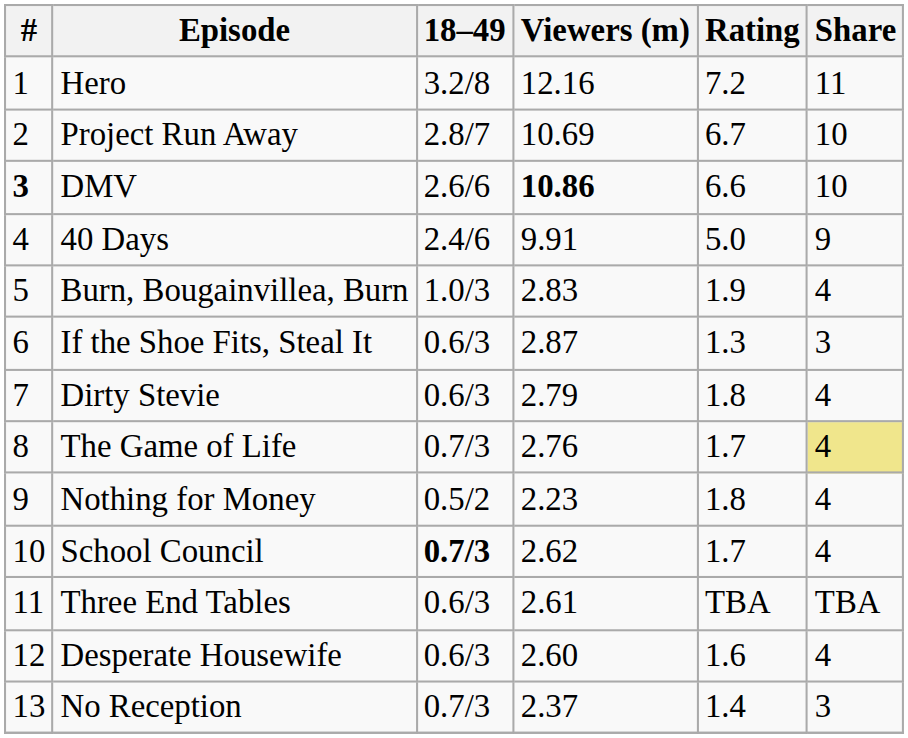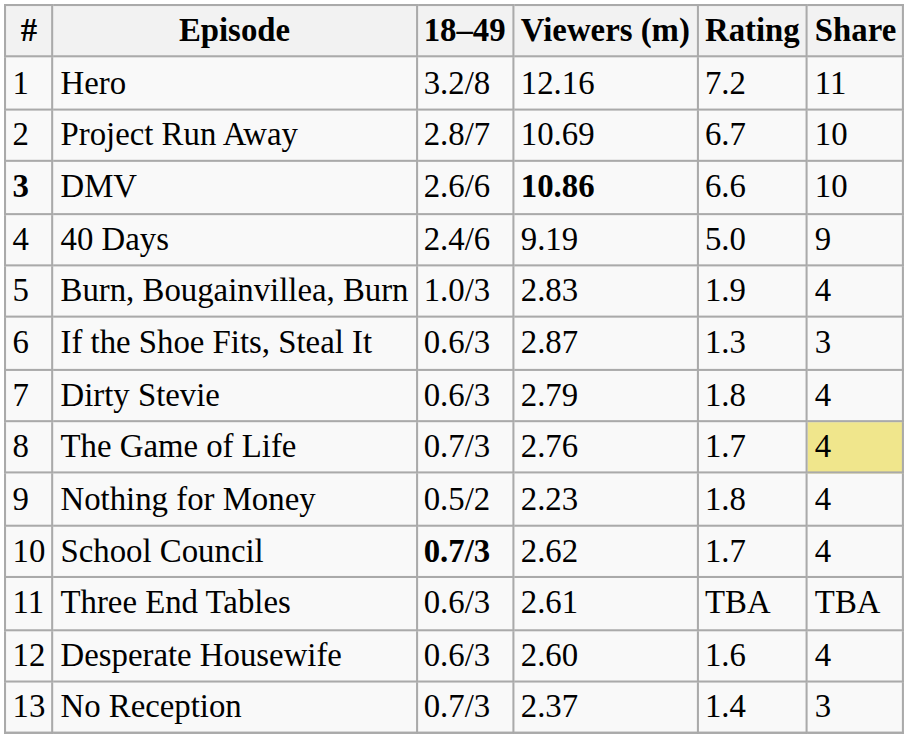(549, 238) 9.91 -> (549, 238) 9.19
